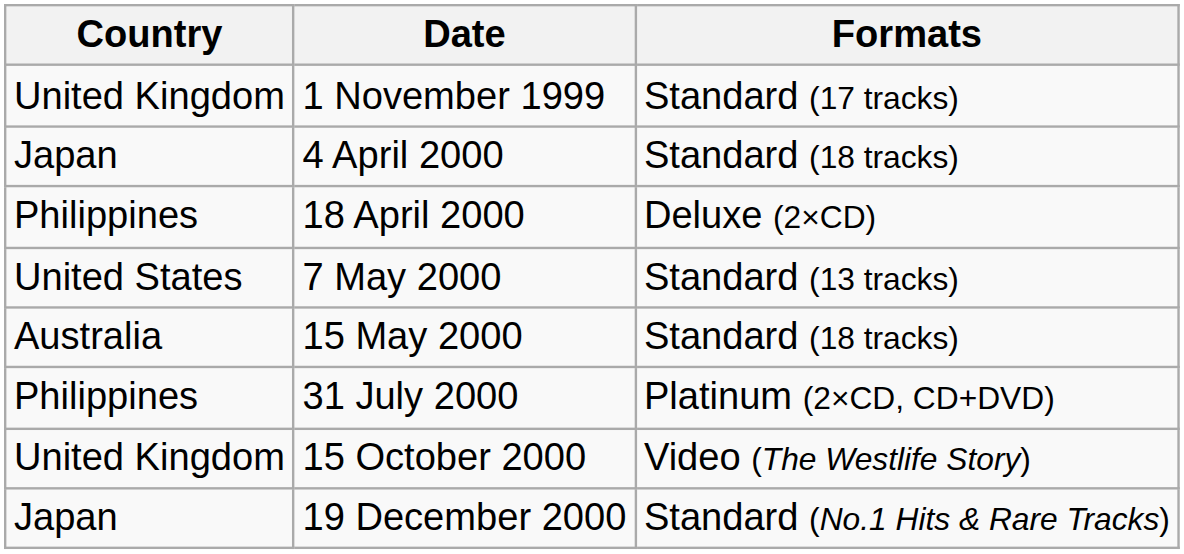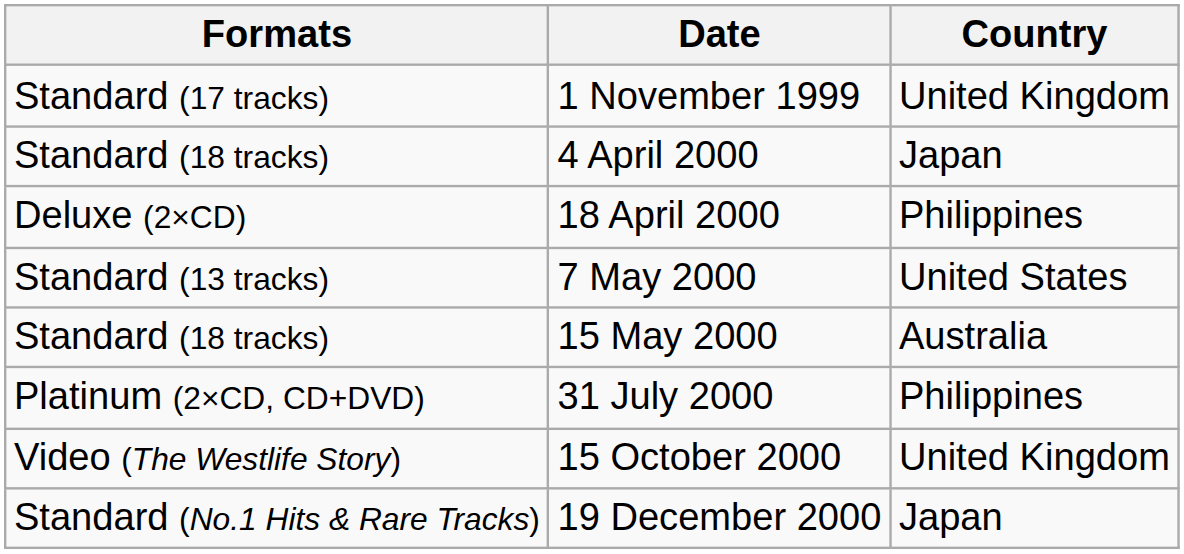columns swapped: (149, 34) <-> (907, 34)
